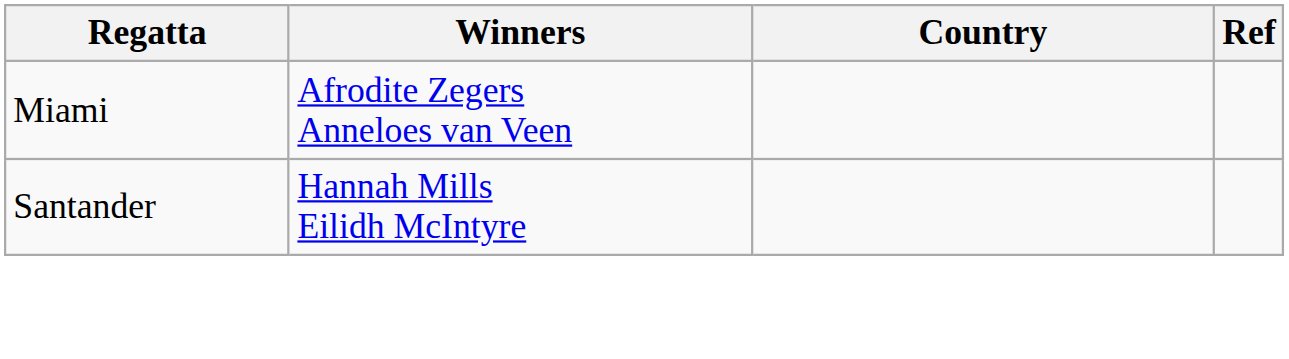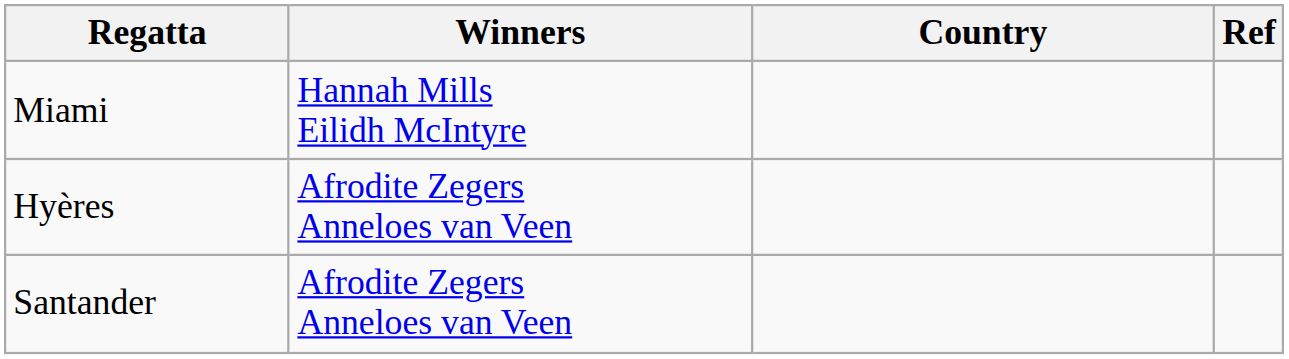(435, 109) Afrodite Zegers Anneloes van Veen -> (412, 109) Hannah Mills Eilidh McIntyre
+ row: (64, 206)
(412, 206) Hannah Mills Eilidh McIntyre -> (435, 302) Afrodite Zegers Anneloes van Veen
